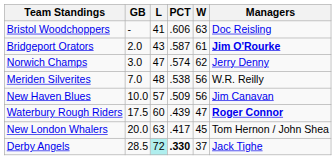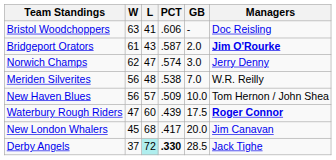columns swapped: (201, 12) <-> (138, 12)
(243, 96) Jim Canavan -> (270, 96) Tom Hernon / John Shea
(159, 130) 63 -> (150, 130) 68
(270, 130) Tom Hernon / John Shea -> (243, 130) Jim Canavan
